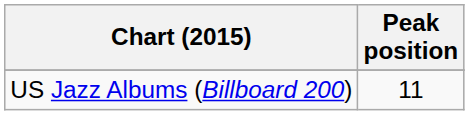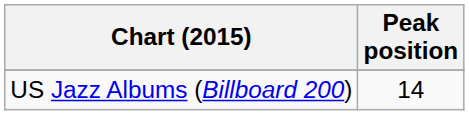(411, 89) 11 -> (411, 89) 14
